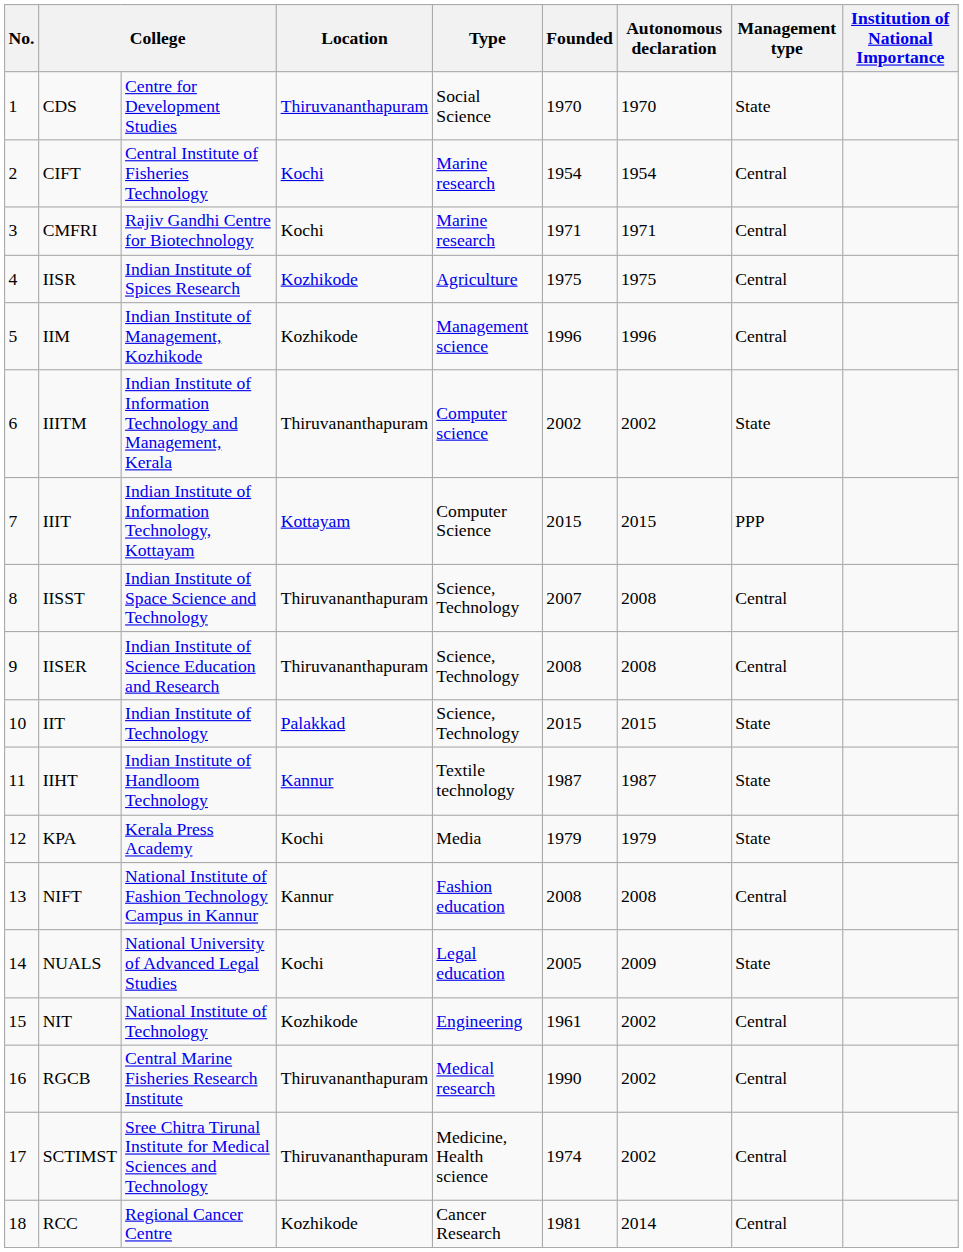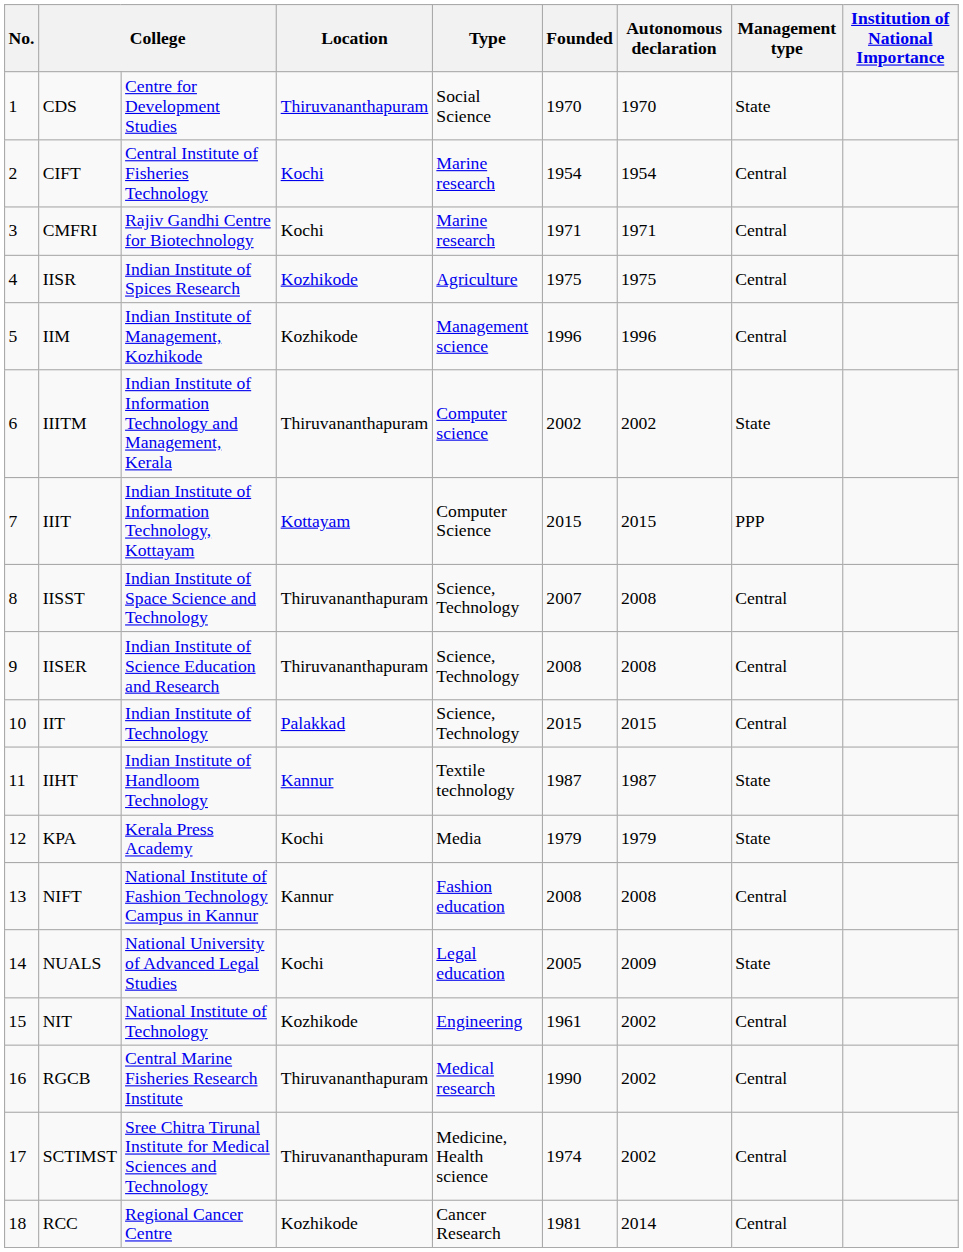(753, 723) State -> (761, 723) Central
